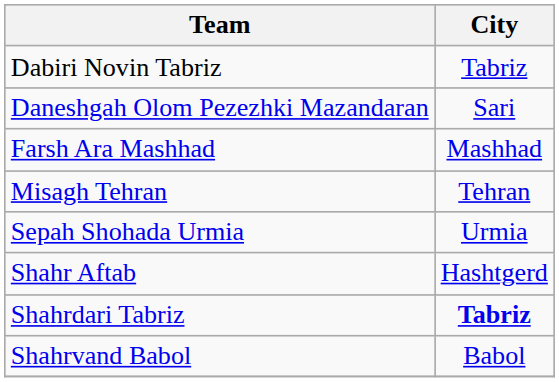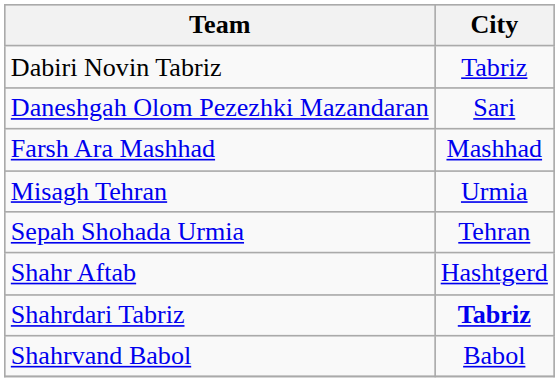(494, 190) Tehran -> (494, 190) Urmia
(494, 231) Urmia -> (494, 231) Tehran
